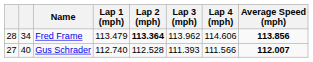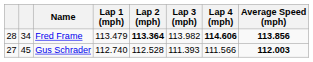(184, 36) 113.962 -> (184, 36) 113.982
(221, 36) normal -> (221, 36) bold
(26, 51) 40 -> (26, 51) 45
(273, 51) 112.007 -> (274, 51) 112.003
